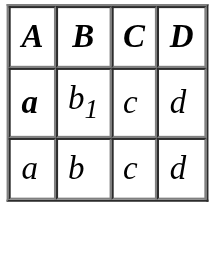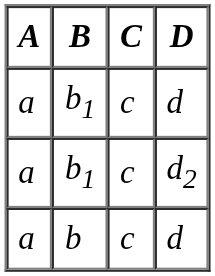(30, 102) bold -> (26, 102) normal
+ row: (80, 172)
